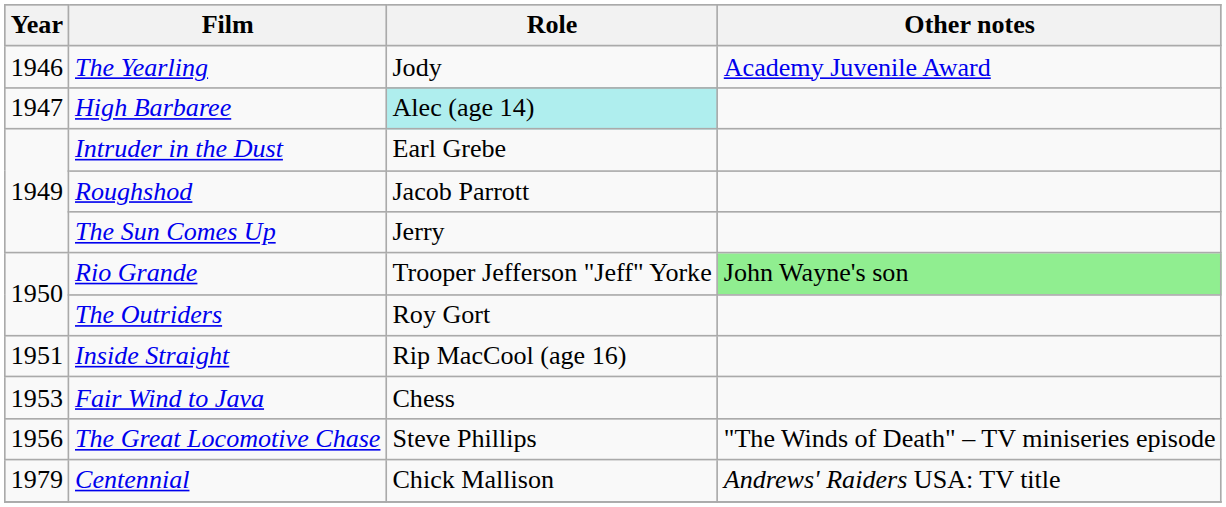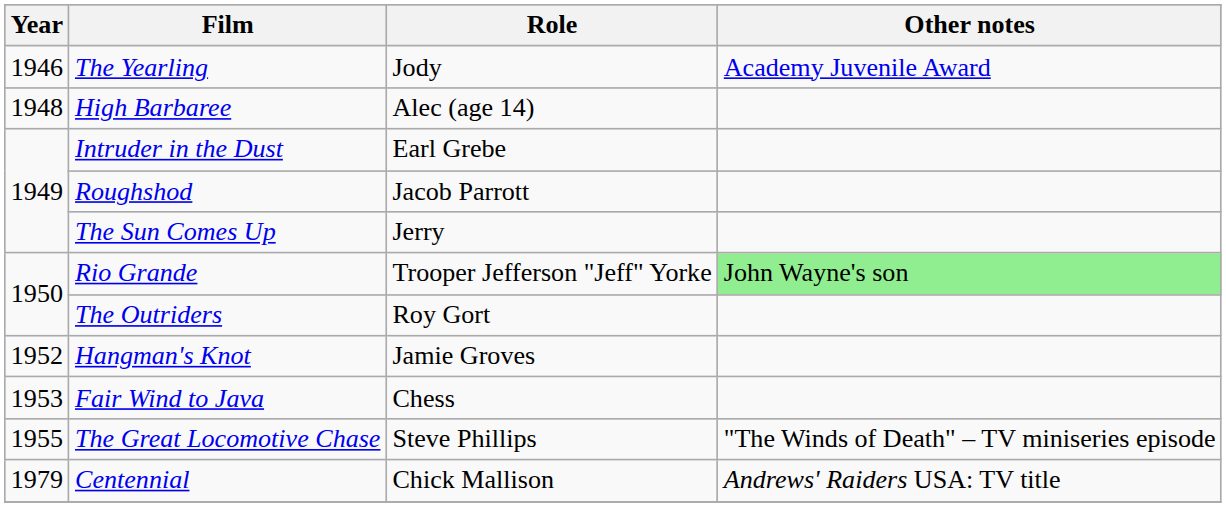(37, 107) 1947 -> (37, 107) 1948
(463, 107) paleturquoise background -> (463, 107) no background
- row: (152, 356)
+ row: (163, 356)
(37, 438) 1956 -> (37, 438) 1955
